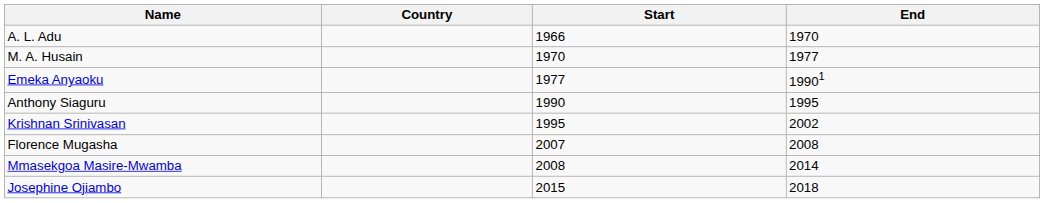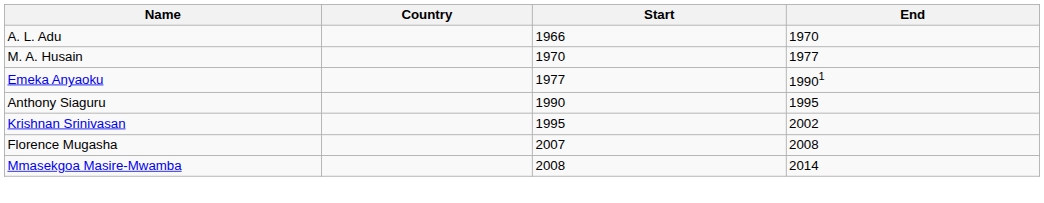- row: (64, 187)
